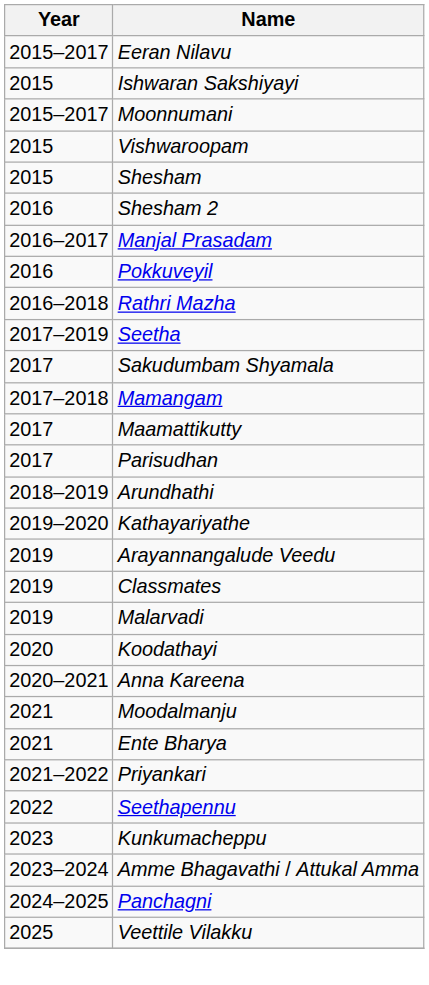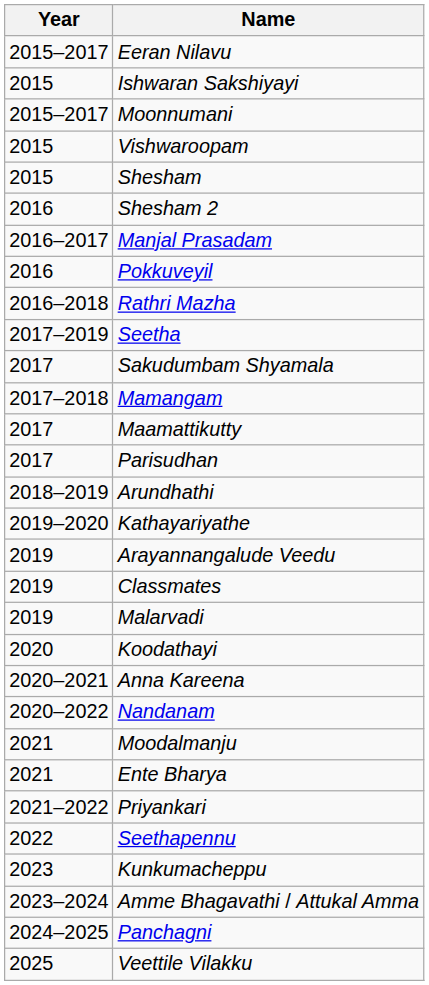+ row: (166, 712)
